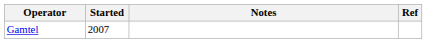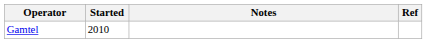(98, 30) 2007 -> (98, 30) 2010
